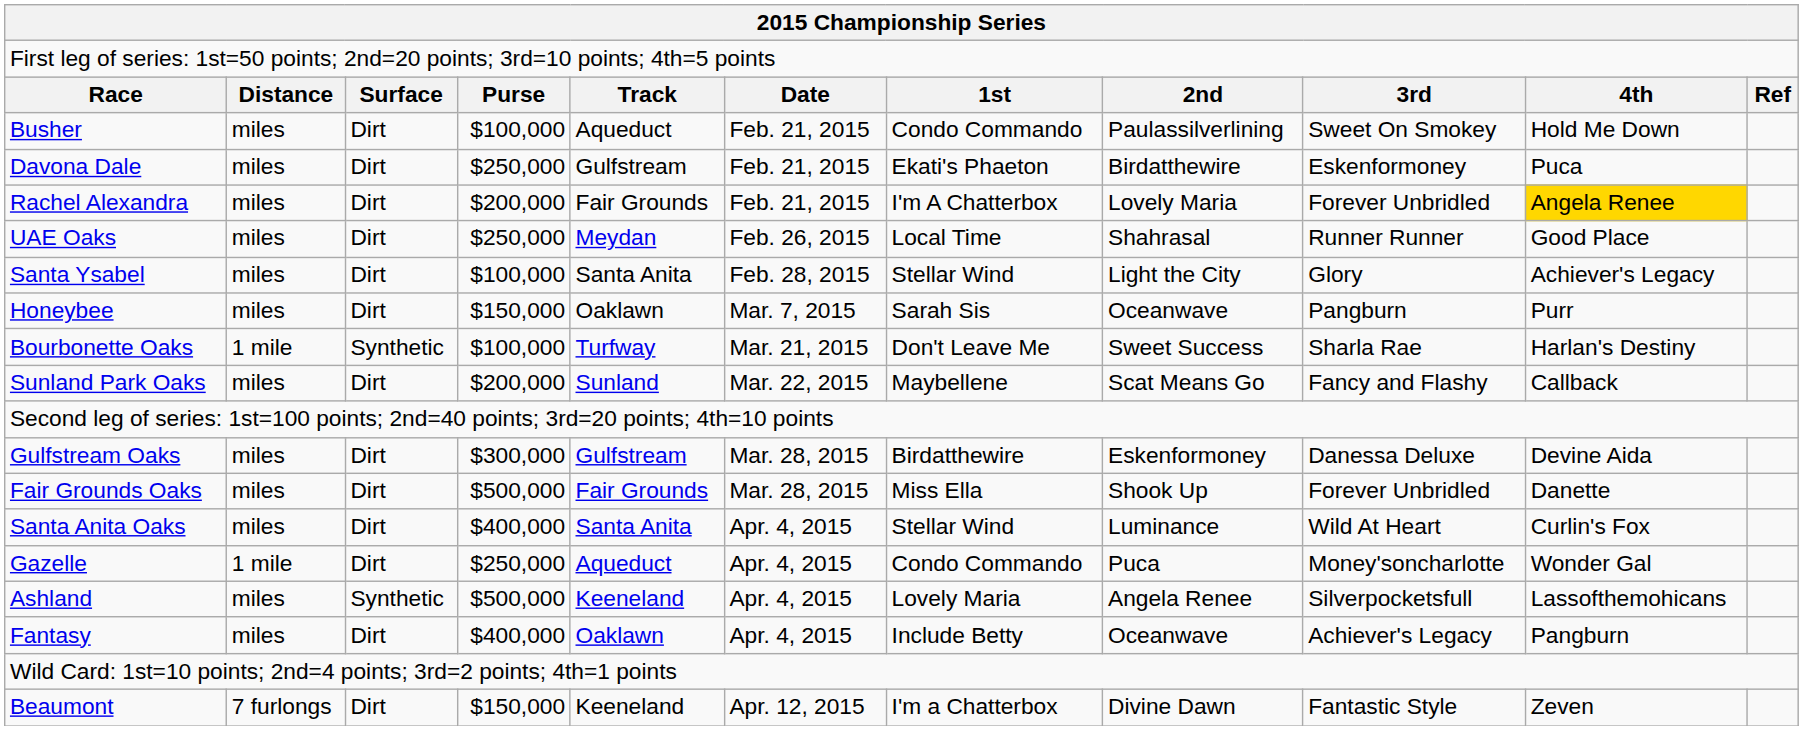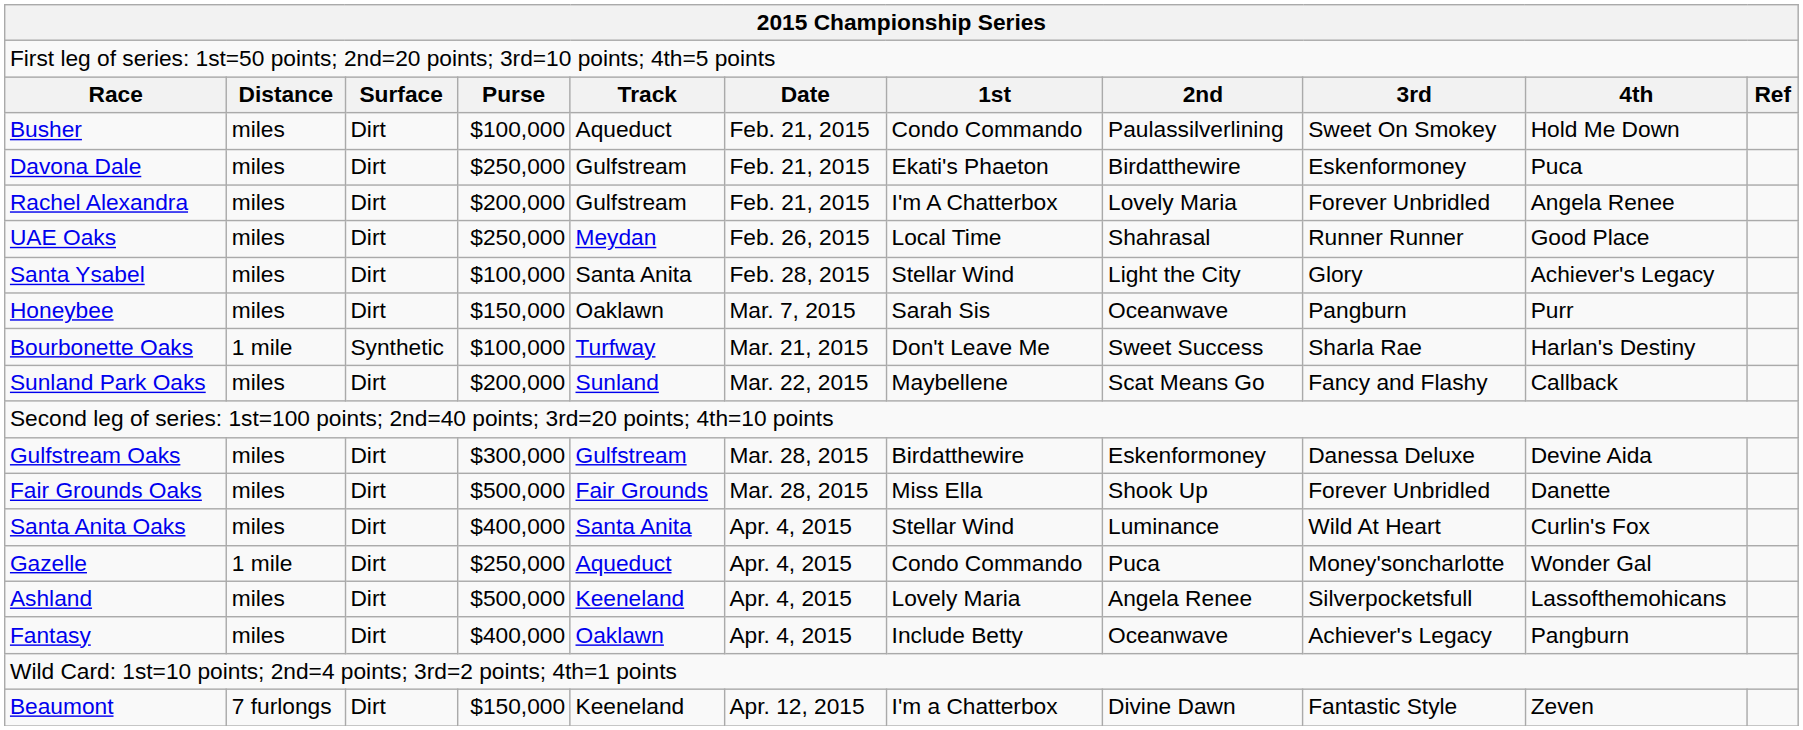(642, 202) Fair Grounds -> (631, 202) Gulfstream
(1603, 202) gold background -> (1603, 202) no background
(397, 599) Synthetic -> (368, 599) Dirt
